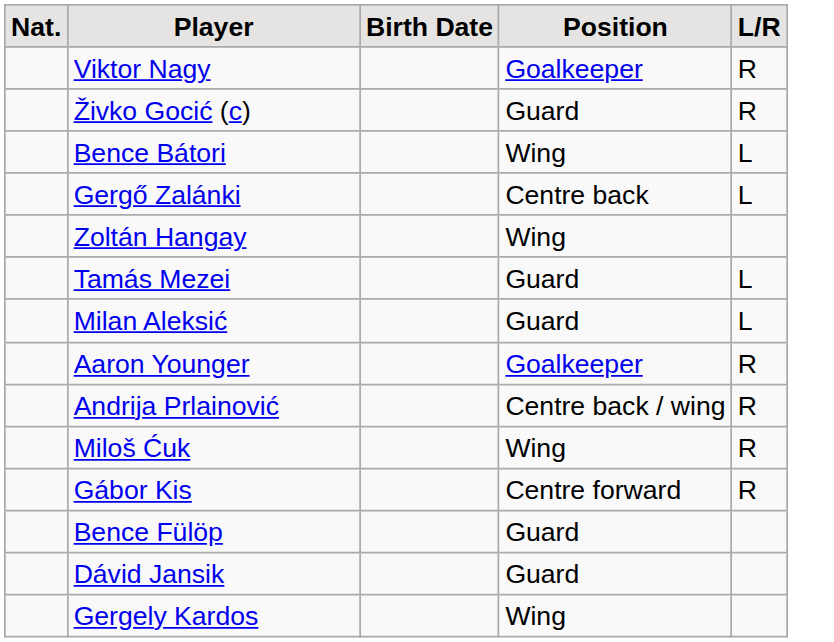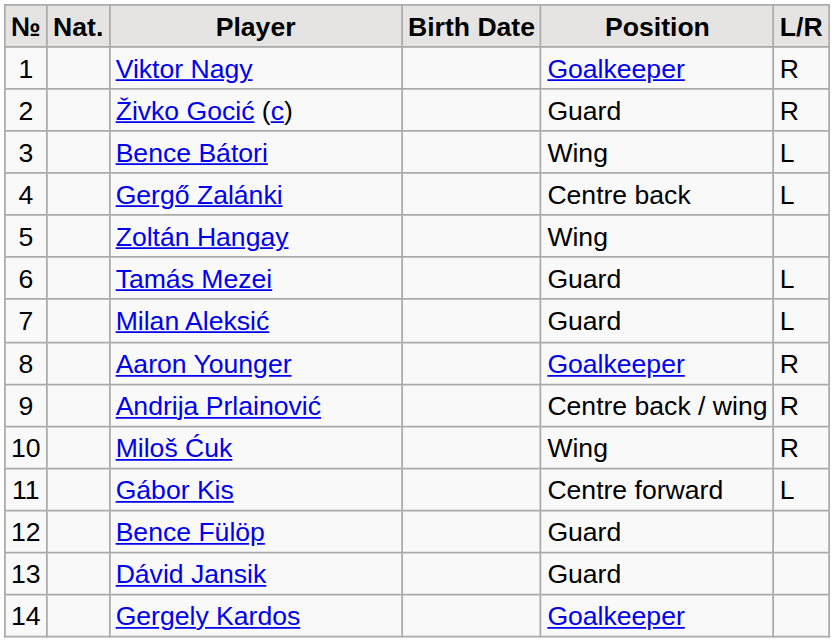+ column: (26, 26)
(747, 489) R -> (787, 489) L
(536, 616) Wing -> (616, 616) Goalkeeper
